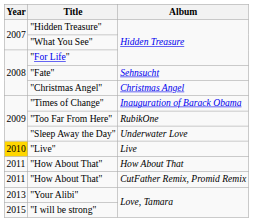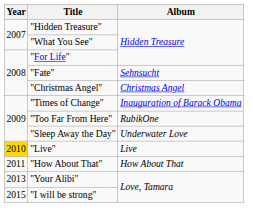- row: (66, 179)
